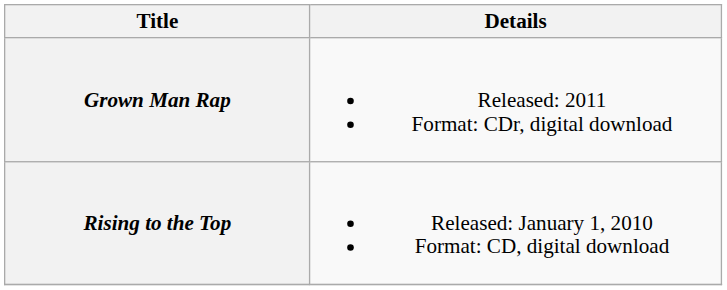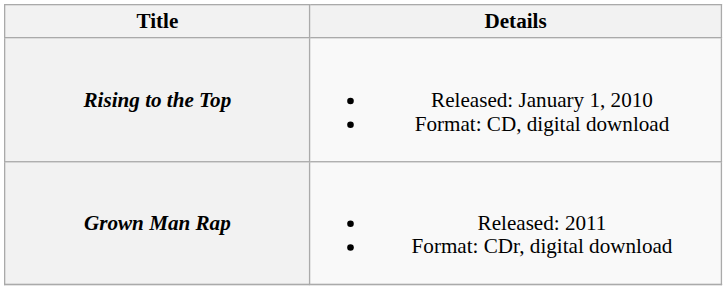rows swapped: (157, 222) <-> (157, 99)
